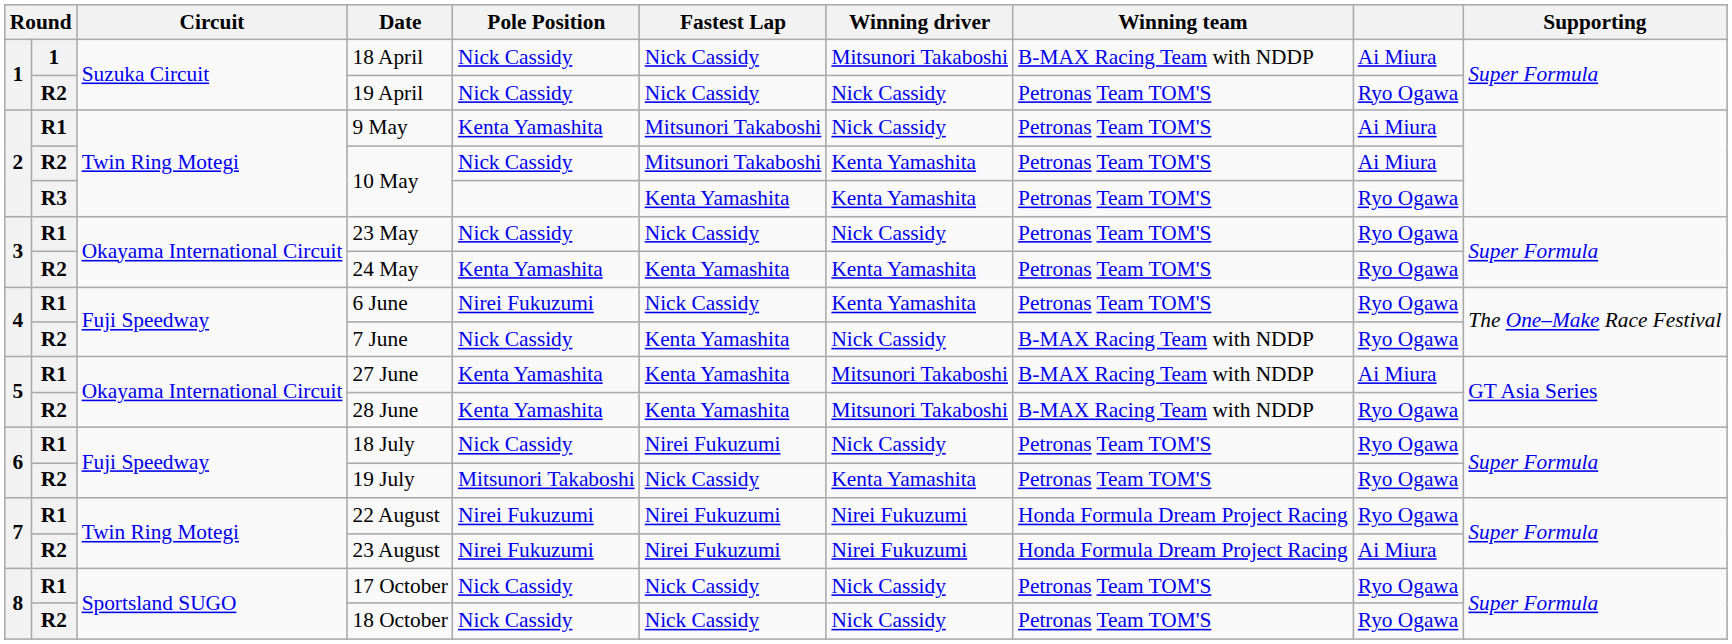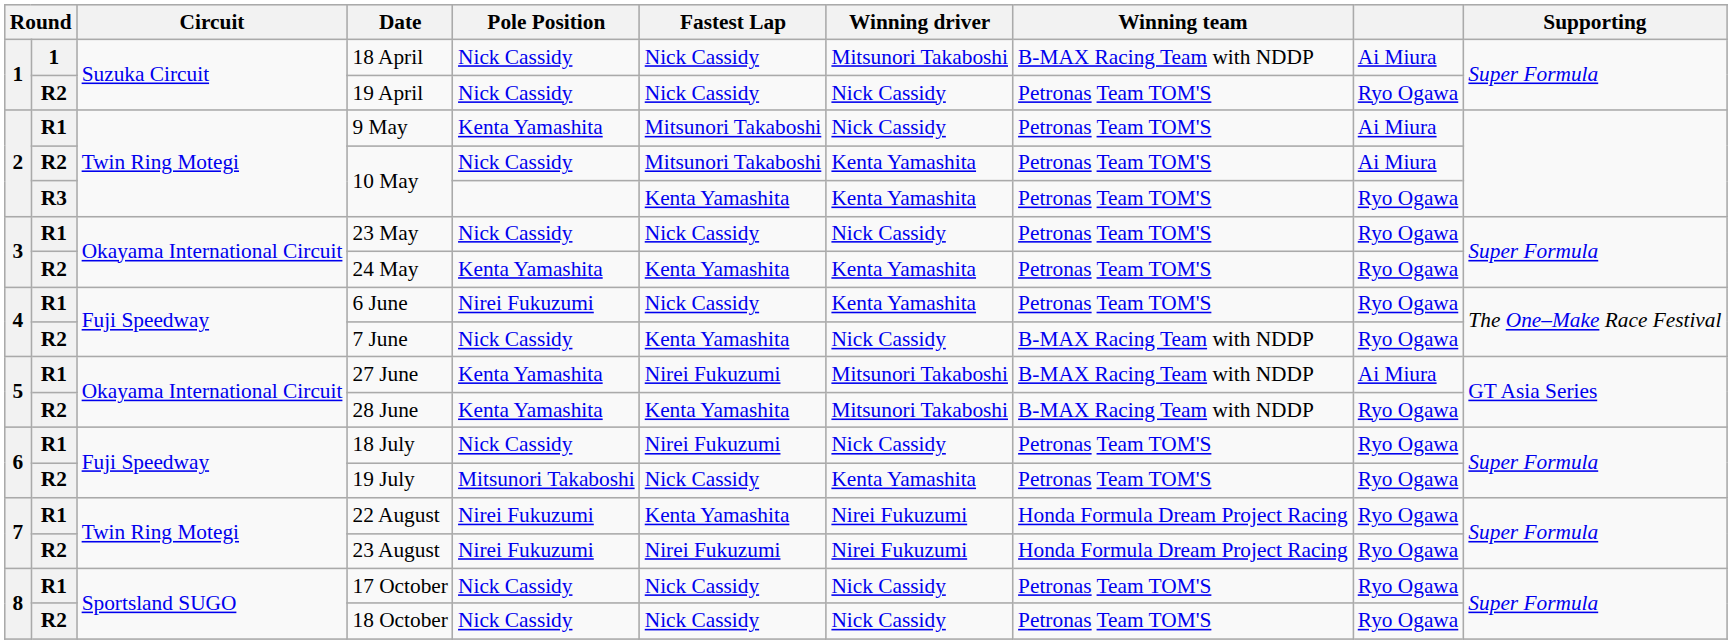(717, 373) Kenta Yamashita -> (713, 373) Nirei Fukuzumi
(713, 514) Nirei Fukuzumi -> (717, 514) Kenta Yamashita
(1397, 550) Ai Miura -> (1408, 550) Ryo Ogawa
